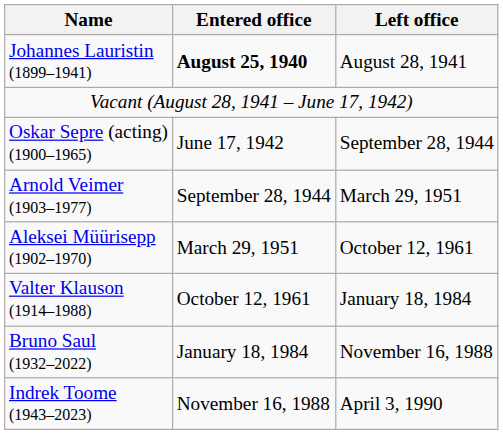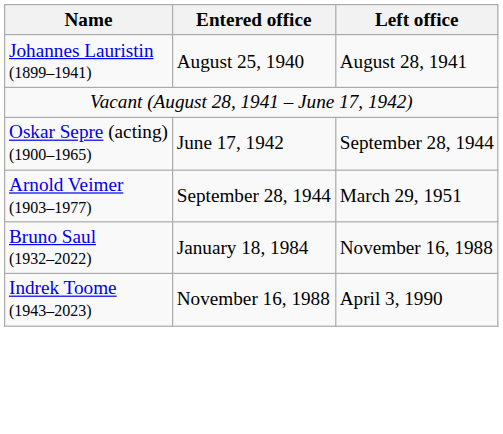(242, 60) bold -> (240, 60) normal
- row: (82, 247)
- row: (66, 299)
